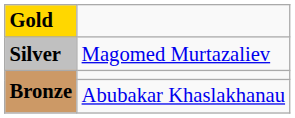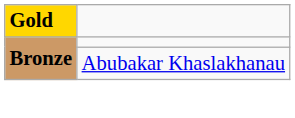- row: (176, 53)
